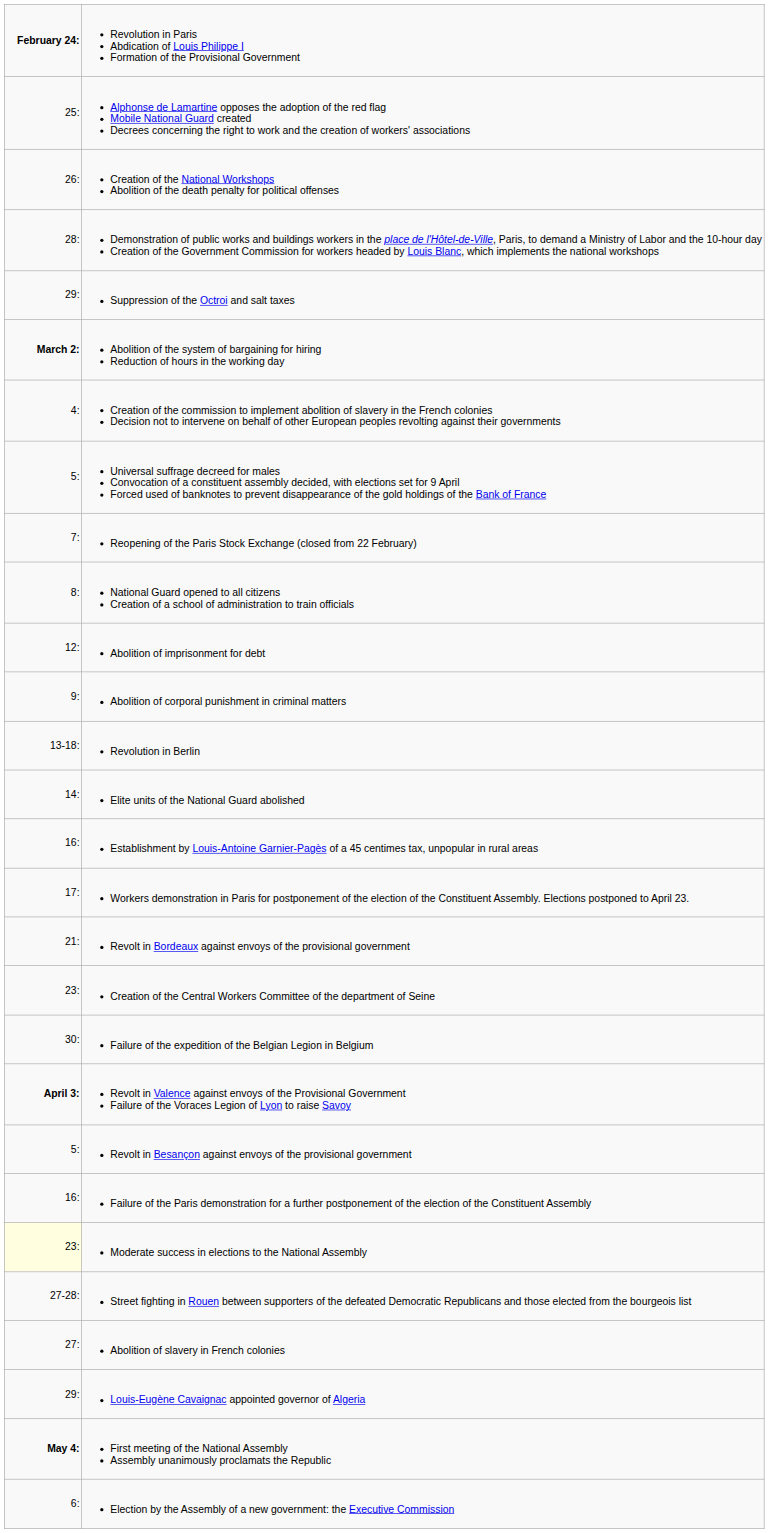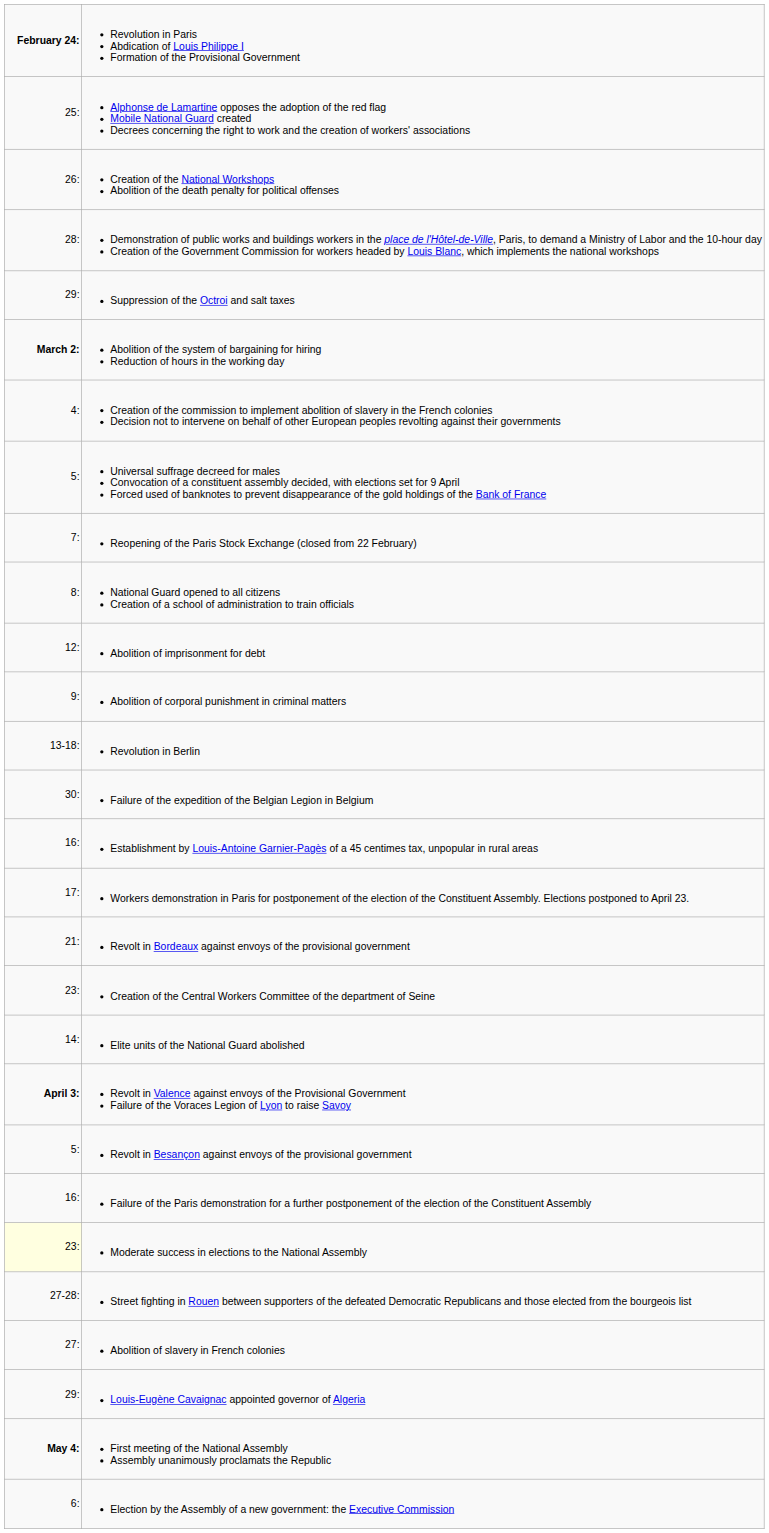rows swapped: (423, 800) <-> (423, 1045)
